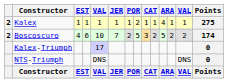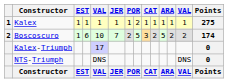(8, 23) 2 -> (8, 23) 1
(163, 23) 4 -> (163, 23) 1
(78, 35) 4 -> (78, 35) 1
